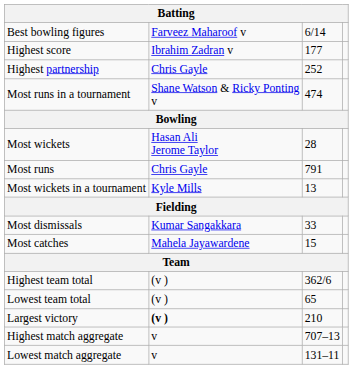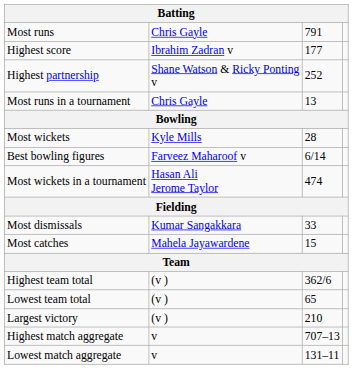rows swapped: (31, 169) <-> (56, 32)
(179, 69) Chris Gayle -> (225, 75) Shane Watson & Ricky Ponting v
(225, 94) Shane Watson & Ricky Ponting v -> (179, 100) Chris Gayle
(314, 94) 474 -> (311, 100) 13
(185, 144) Hasan Ali Jerome Taylor -> (176, 138) Kyle Mills
(176, 188) Kyle Mills -> (185, 181) Hasan Ali Jerome Taylor
(311, 188) 13 -> (314, 181) 474
(160, 317) bold -> (160, 317) normal
